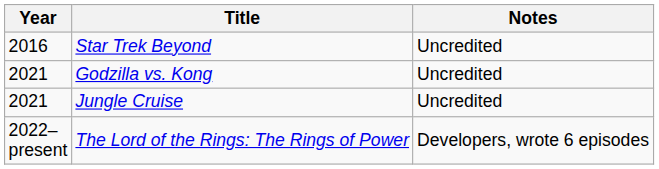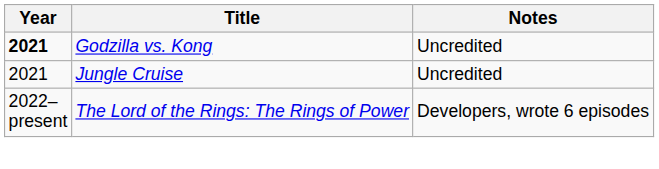- row: (143, 46)
(28, 74) normal -> (28, 46) bold
